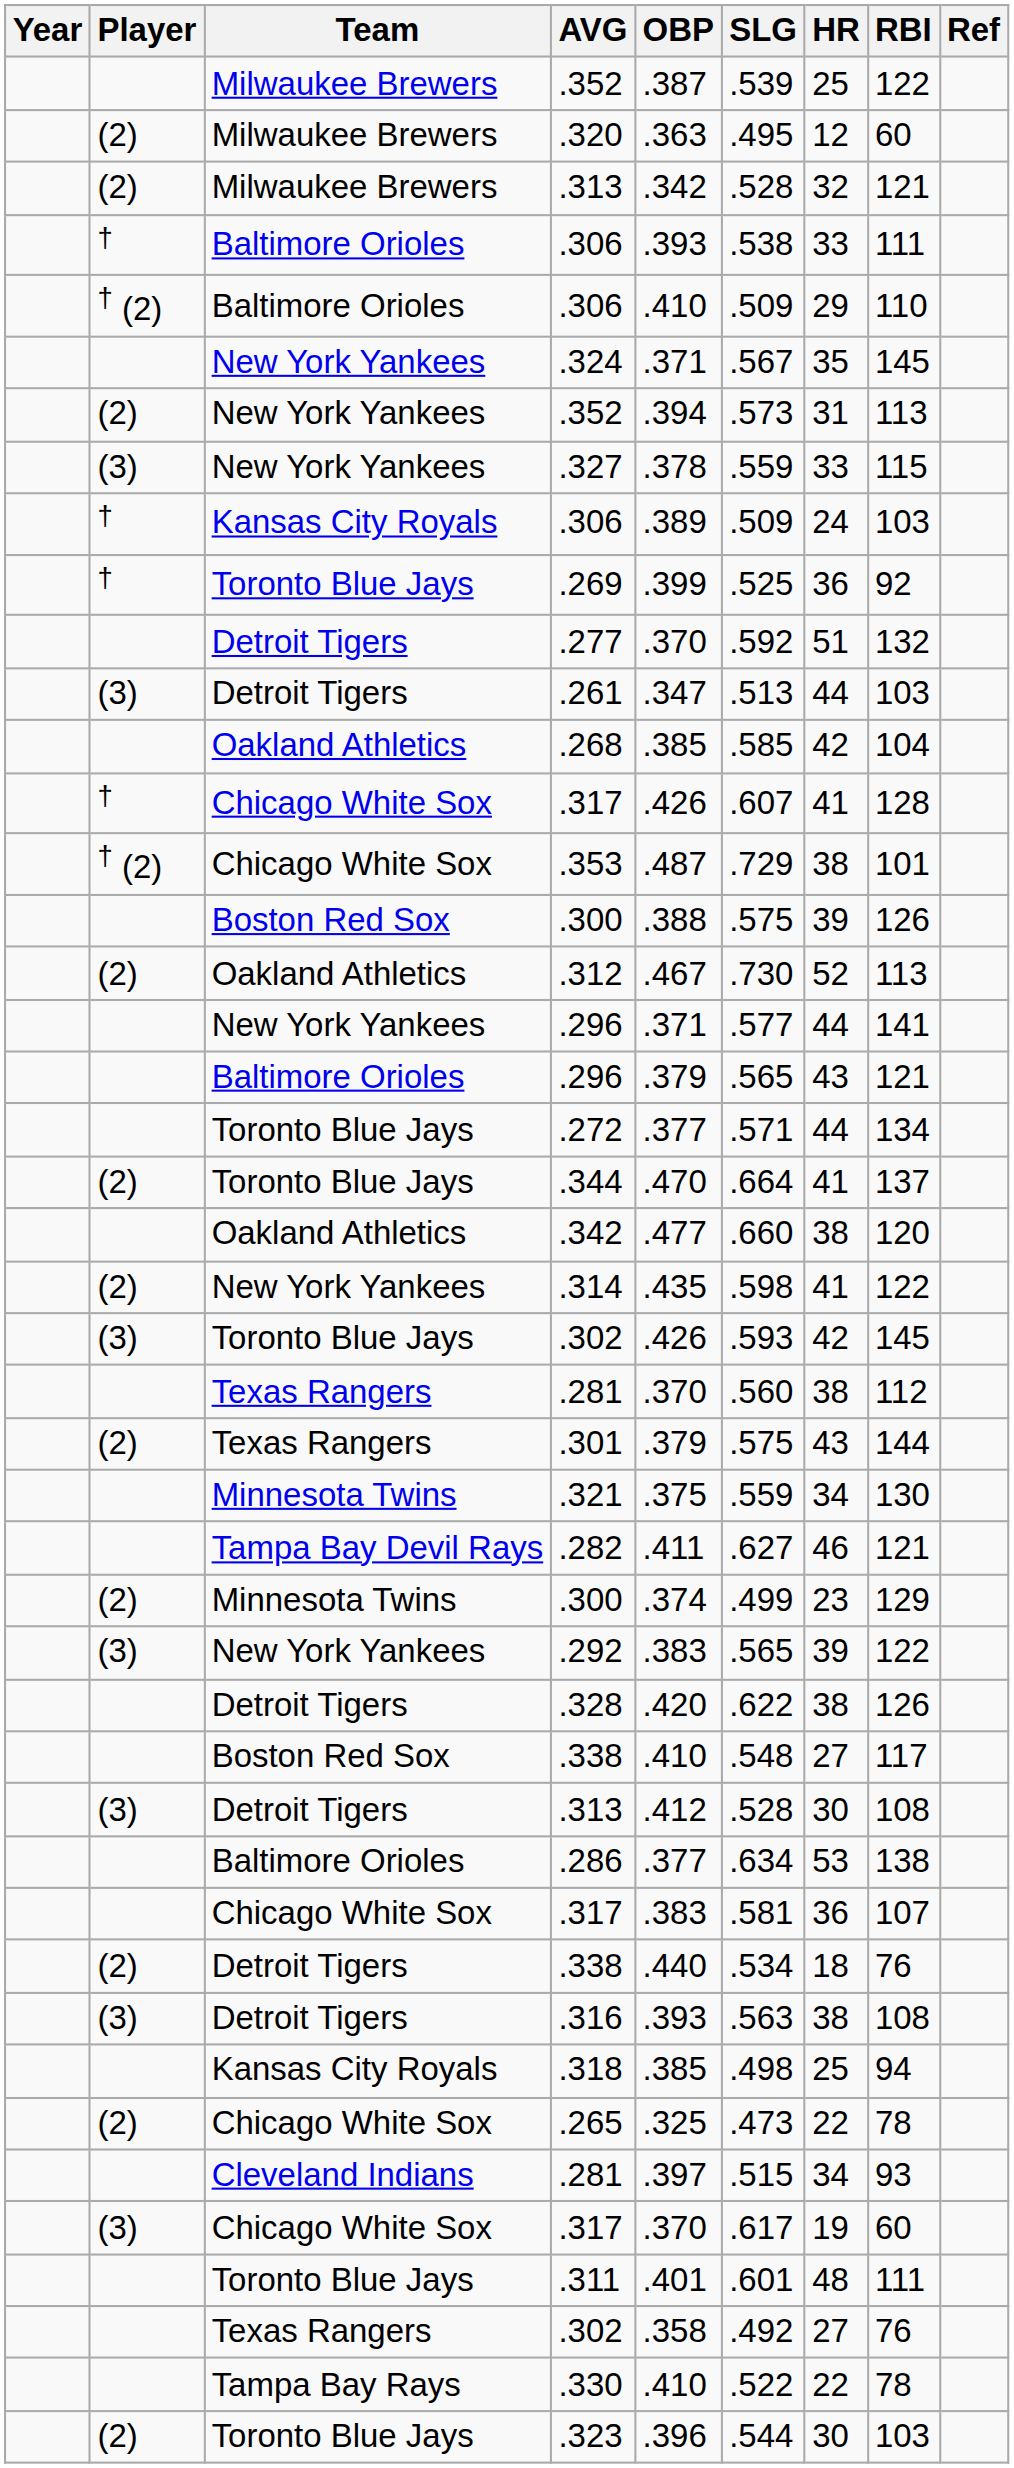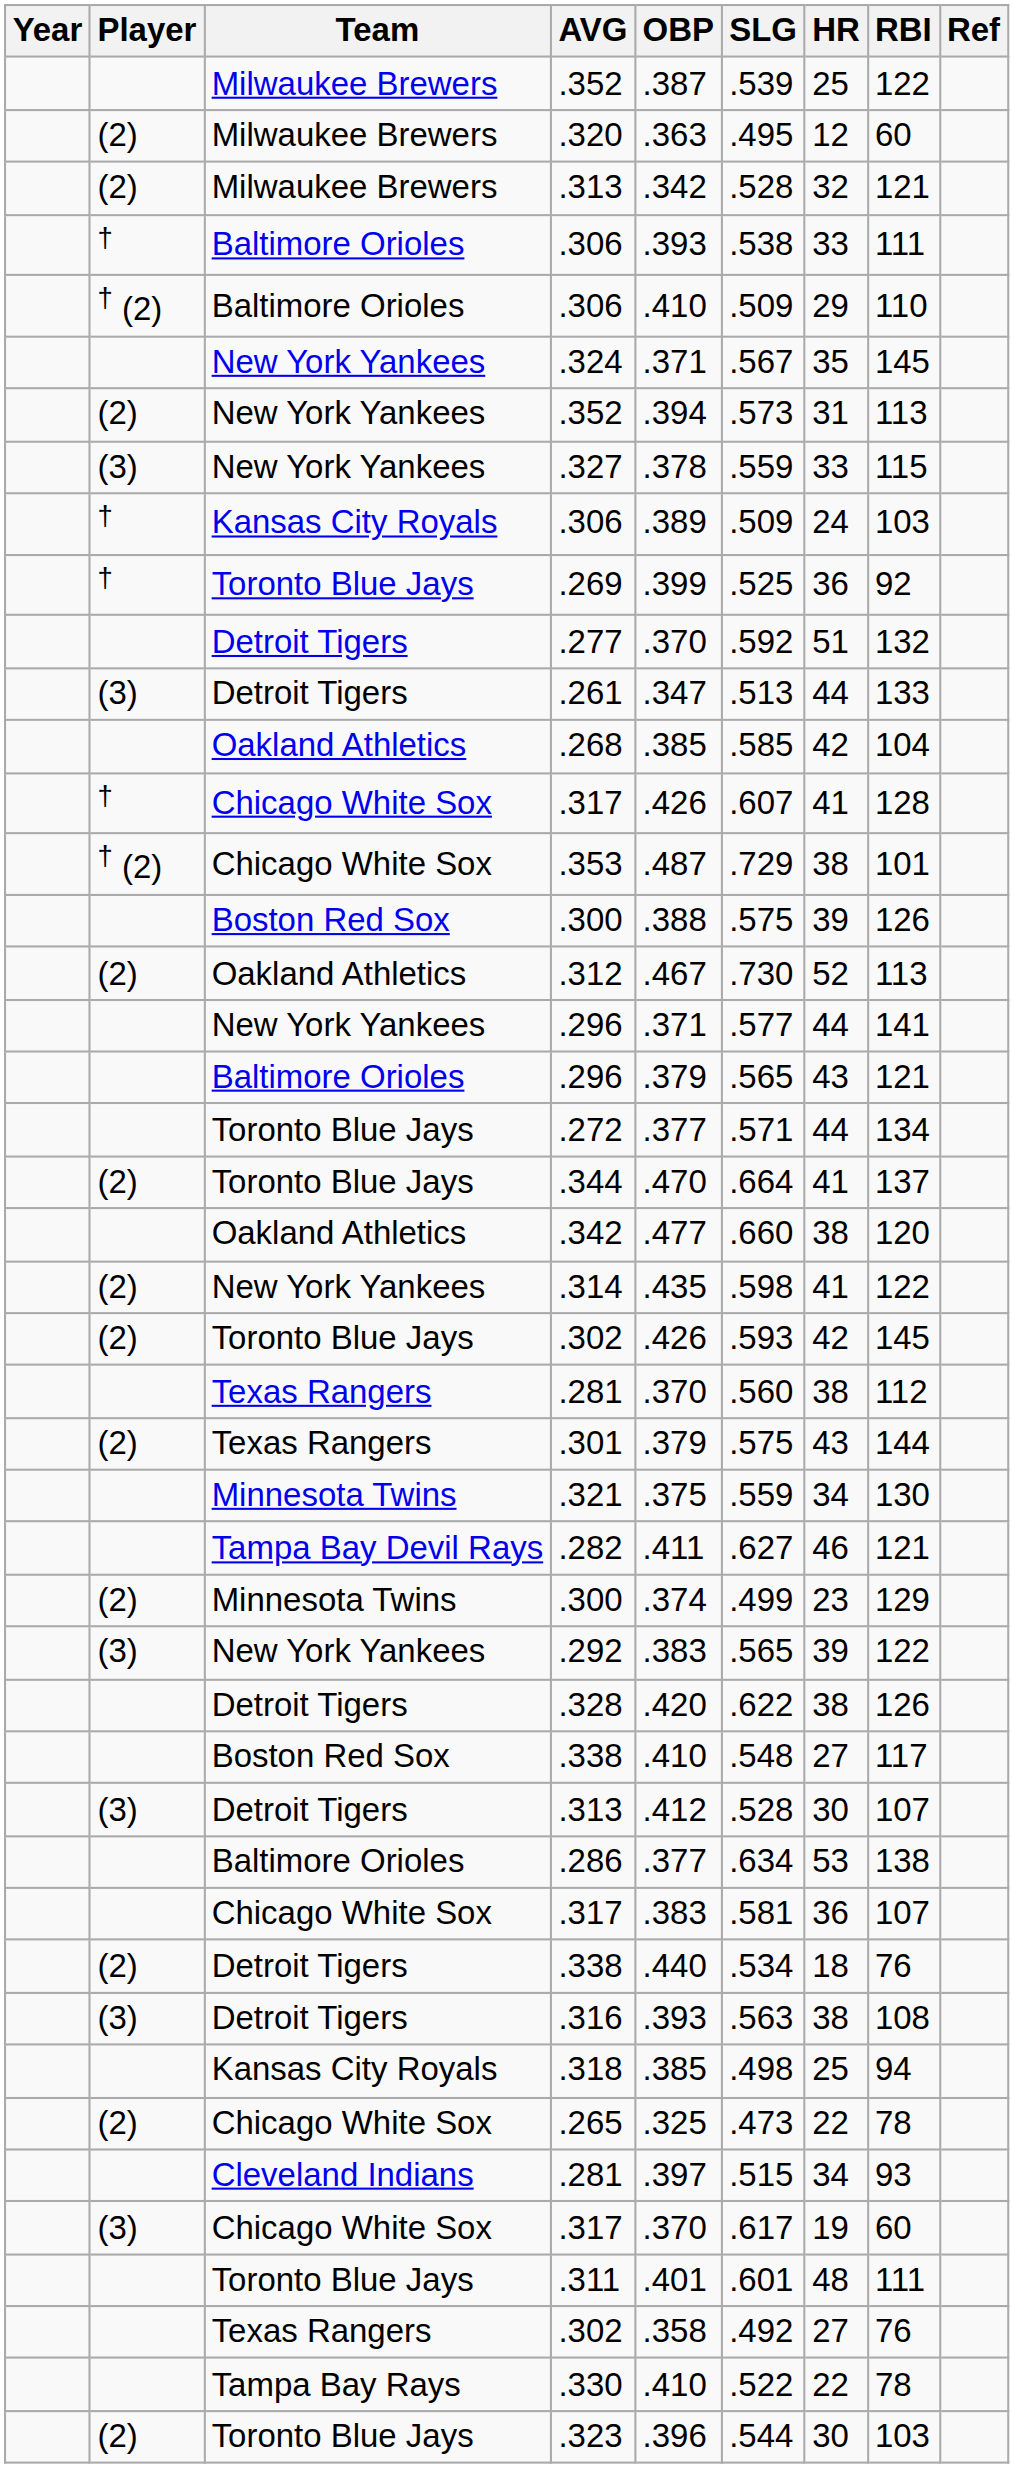(902, 693) 103 -> (902, 693) 133
(118, 1338) (3) -> (118, 1338) (2)
(902, 1809) 108 -> (902, 1809) 107
